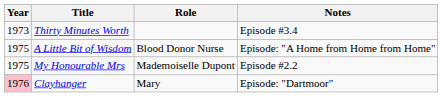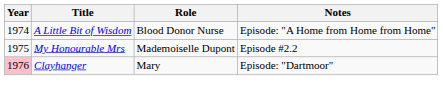- row: (81, 30)
(18, 48) 1975 -> (18, 30) 1974
